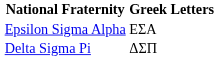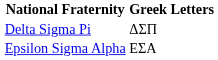rows swapped: (65, 29) <-> (48, 48)
